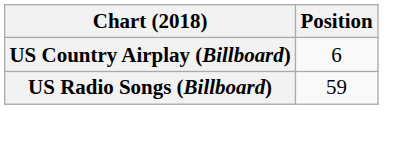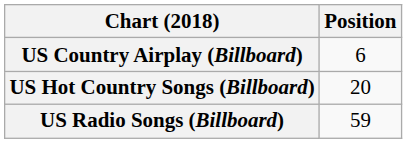+ row: (162, 87)
